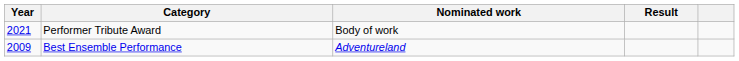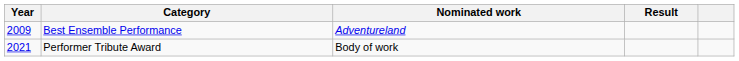rows swapped: (113, 47) <-> (102, 30)
